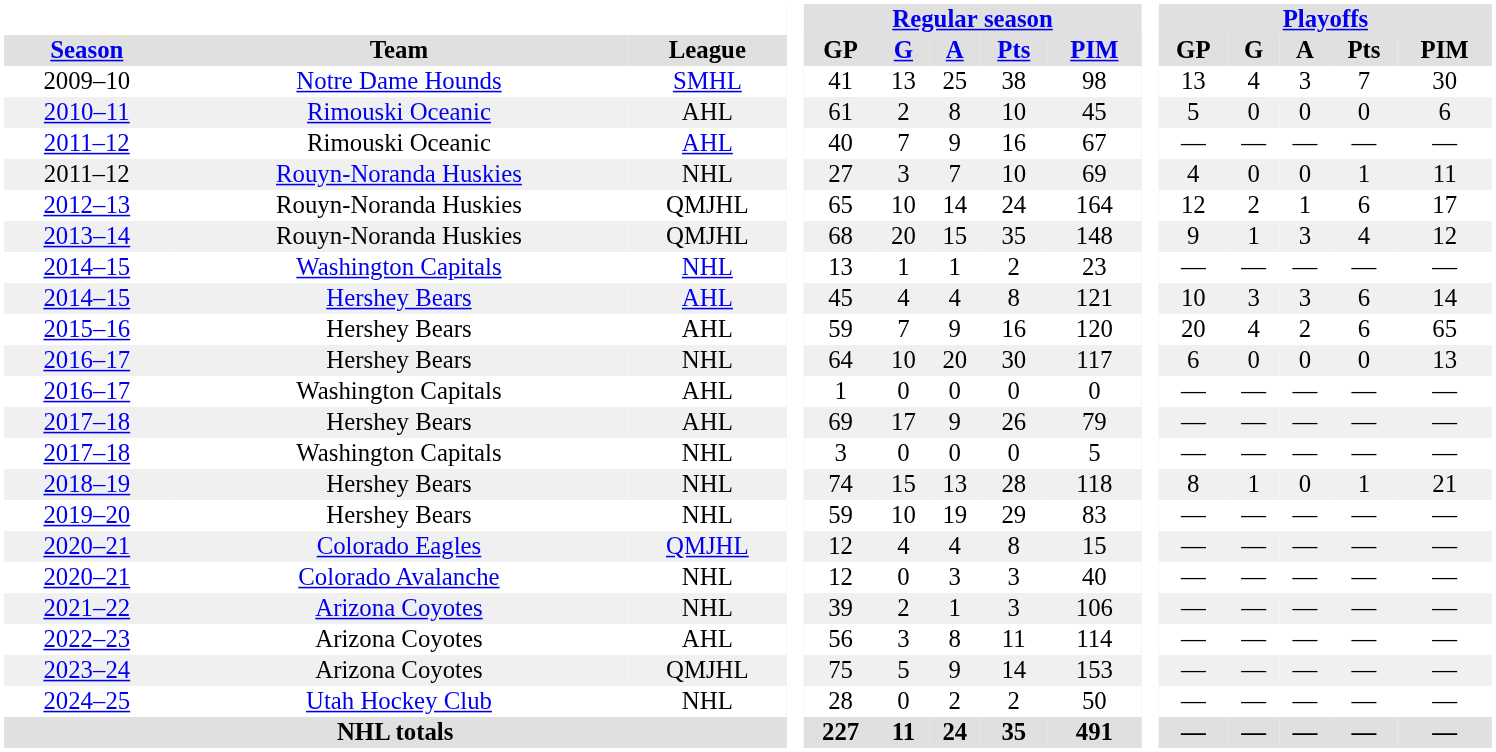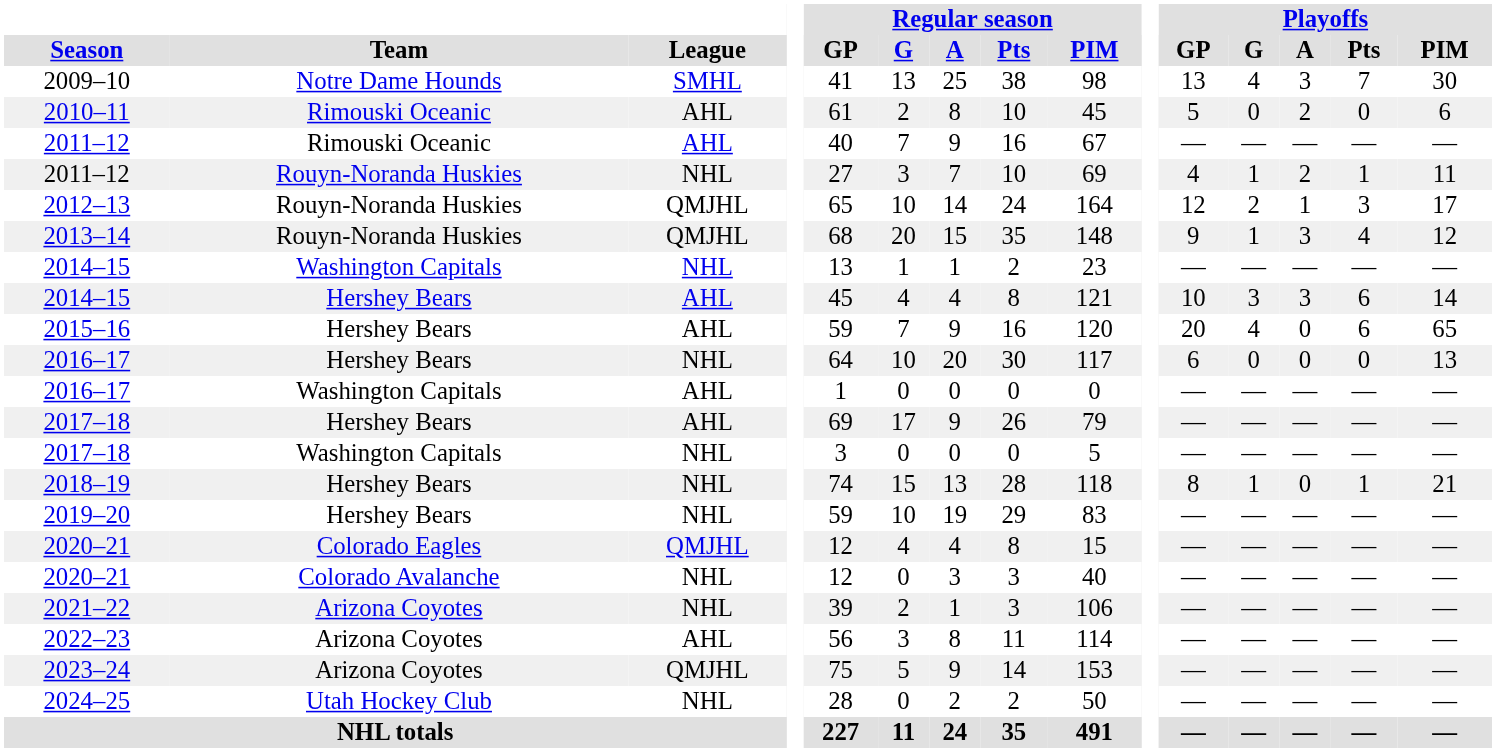(1305, 112) 0 -> (1305, 112) 2
(1254, 174) 0 -> (1254, 174) 1
(1305, 174) 0 -> (1305, 174) 2
(1364, 205) 6 -> (1364, 205) 3
(1305, 329) 2 -> (1305, 329) 0
